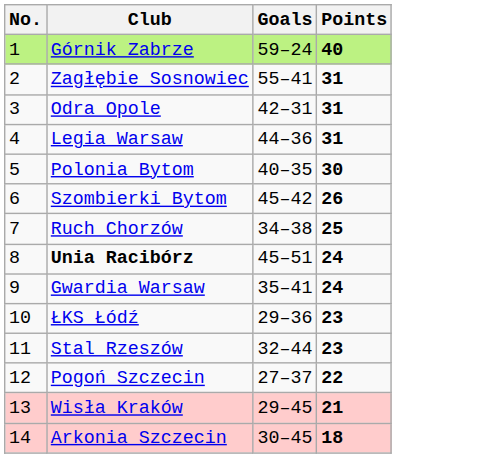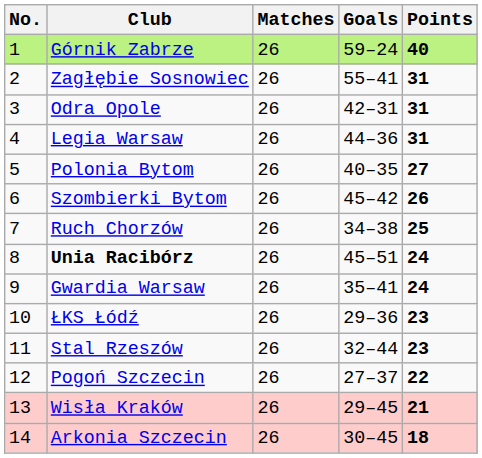+ column: (296, 20)
(332, 169) 30 -> (418, 169) 27
